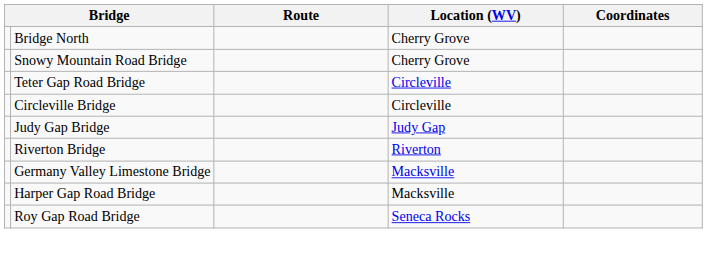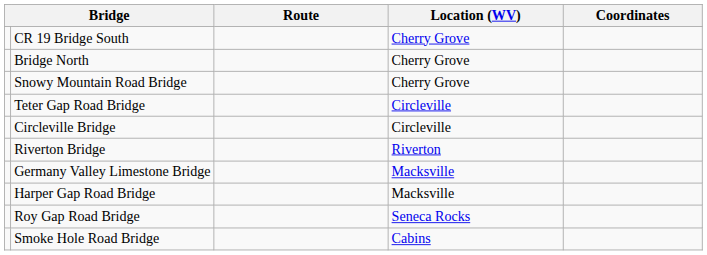+ row: (71, 37)
- row: (62, 127)
+ row: (87, 238)
